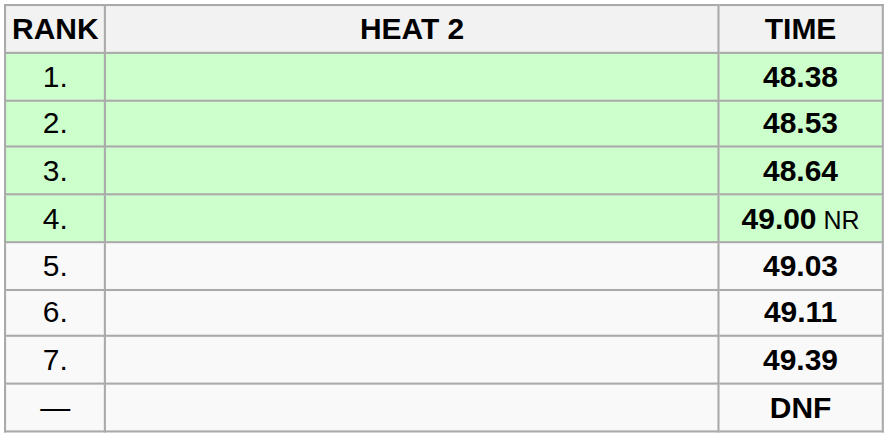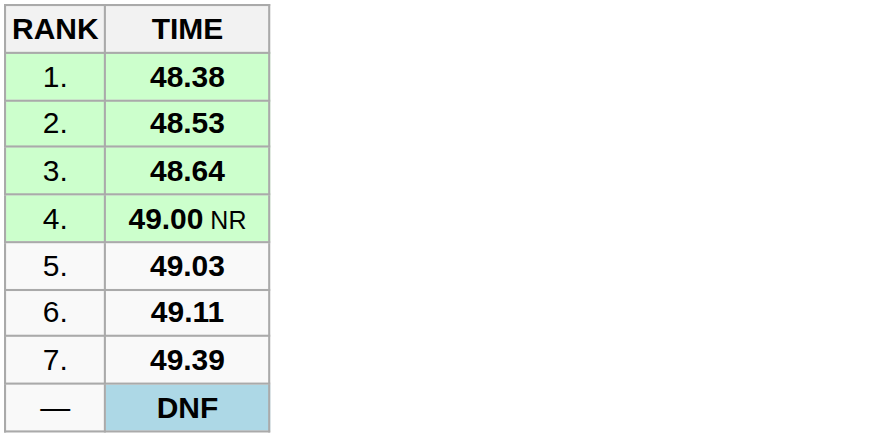- column: (412, 29)
(801, 408) no background -> (187, 408) lightblue background
